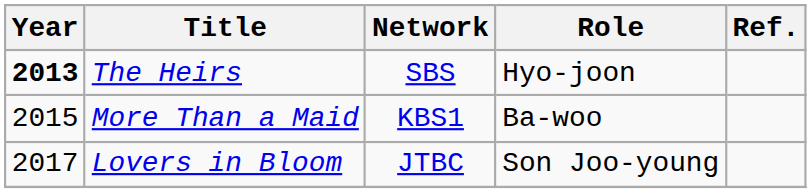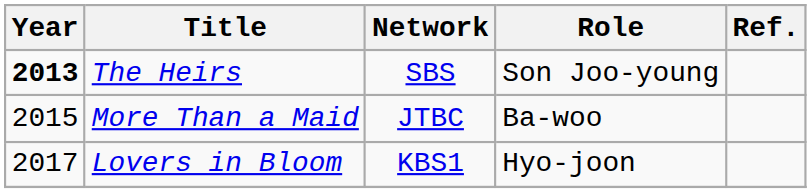(569, 73) Hyo-joon -> (611, 73) Son Joo-young
(431, 118) KBS1 -> (431, 118) JTBC
(431, 164) JTBC -> (431, 164) KBS1
(611, 164) Son Joo-young -> (569, 164) Hyo-joon
